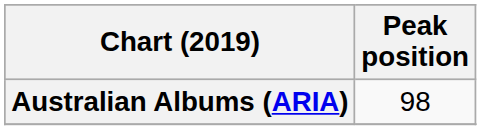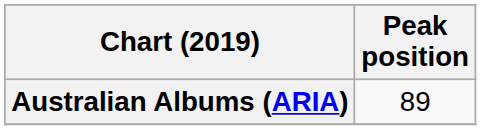(415, 101) 98 -> (415, 101) 89
